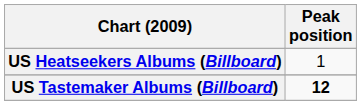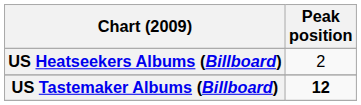(321, 61) 1 -> (321, 61) 2
